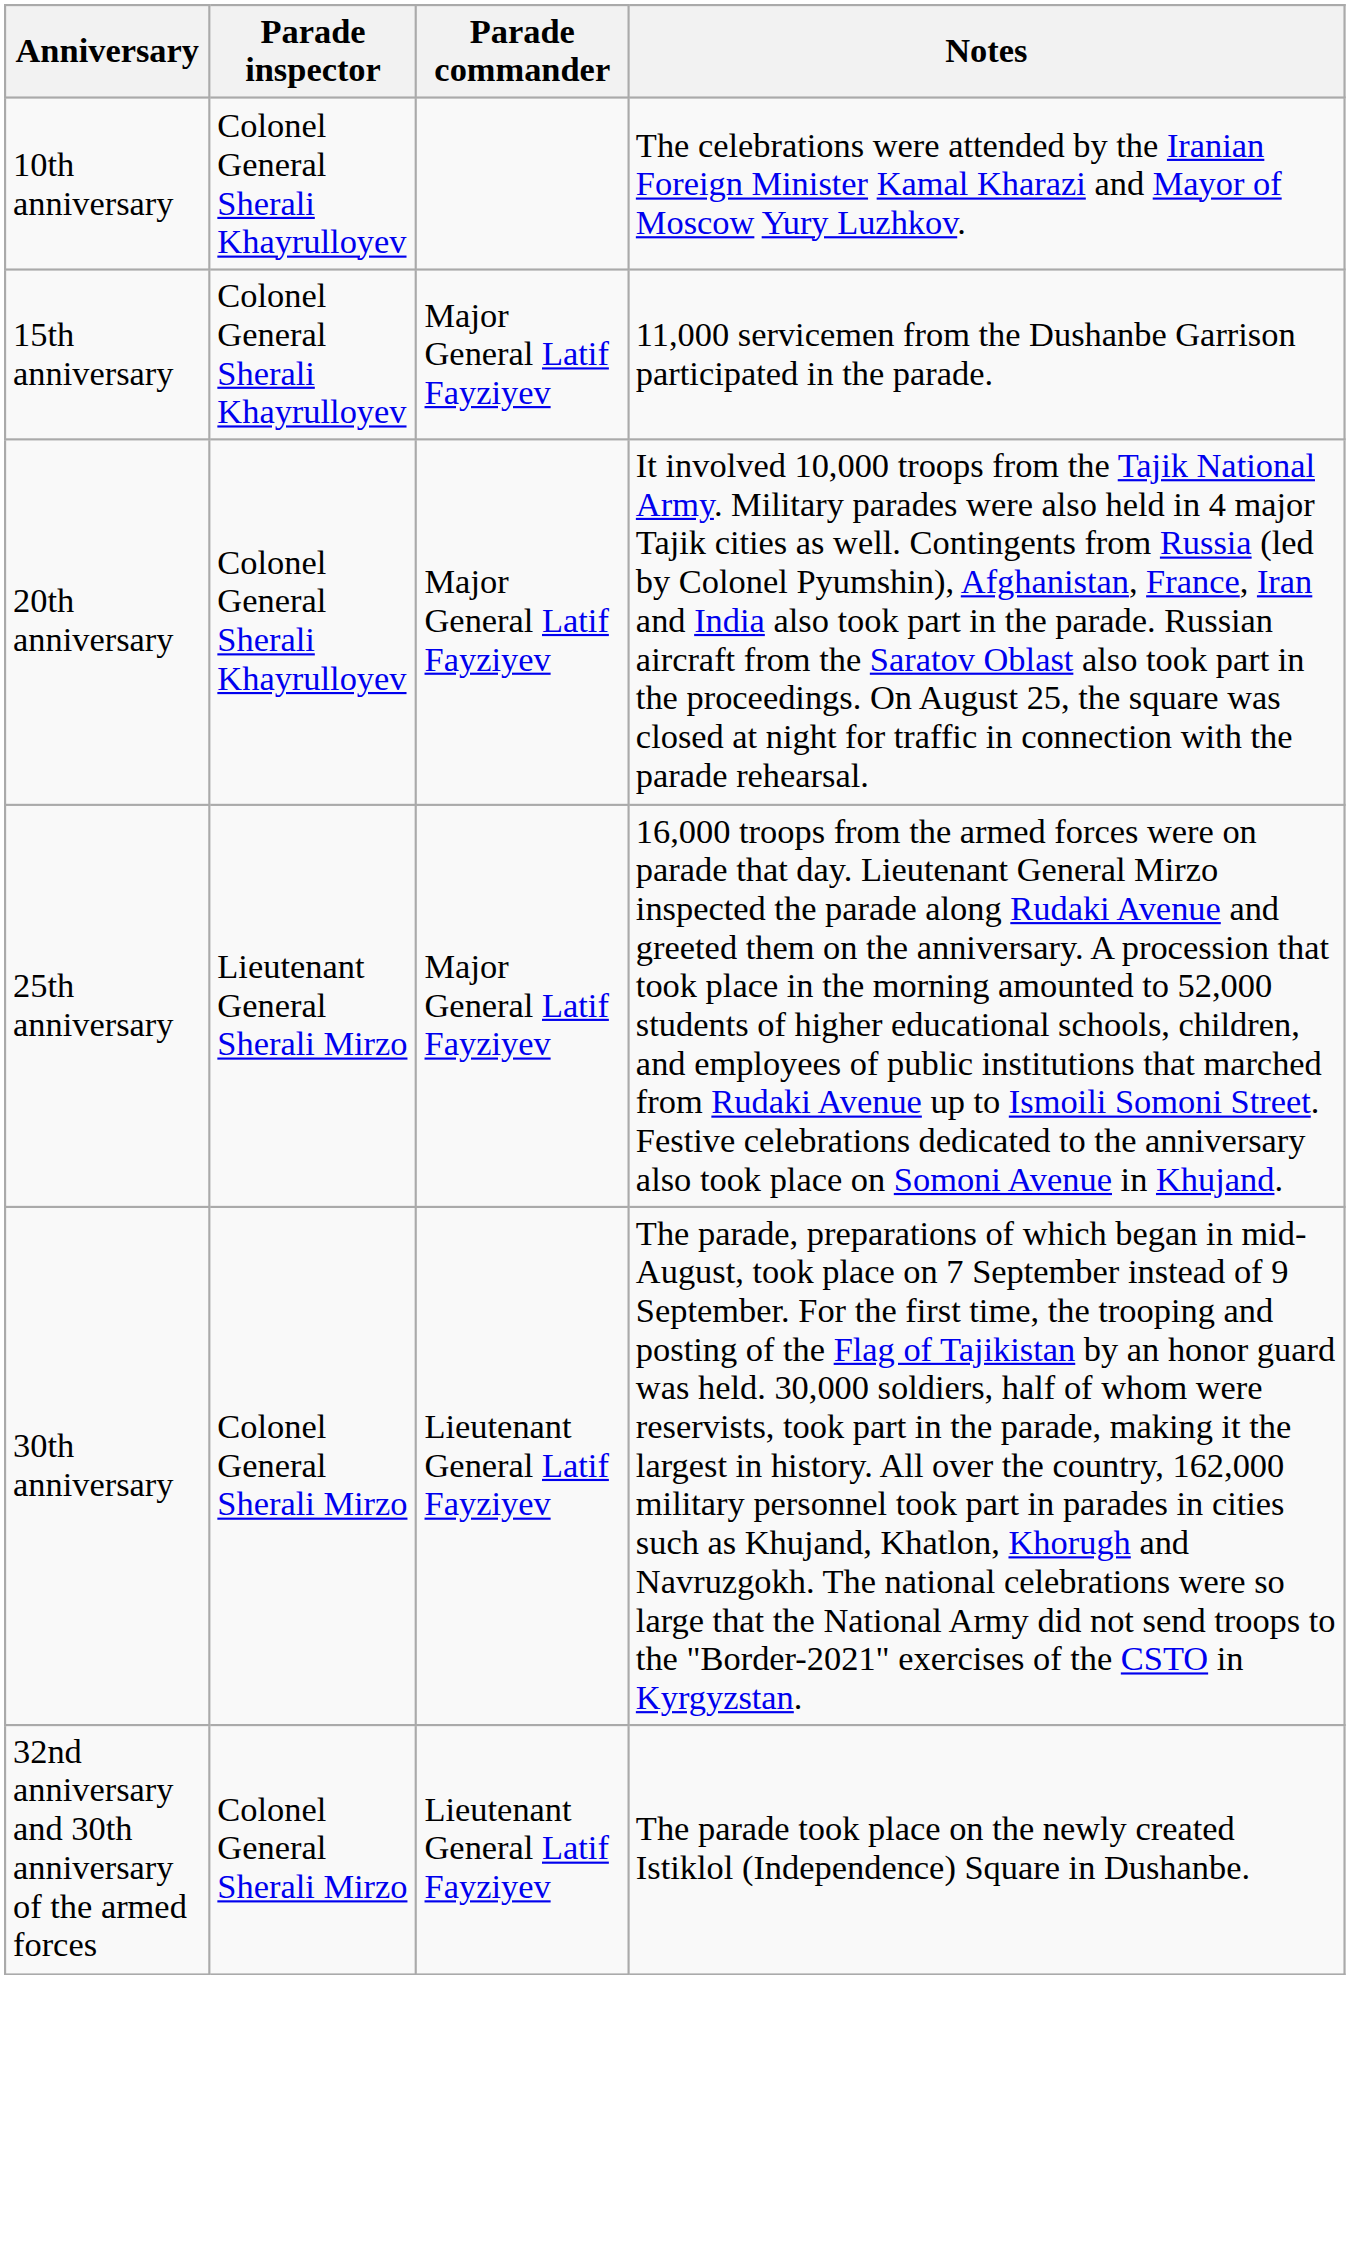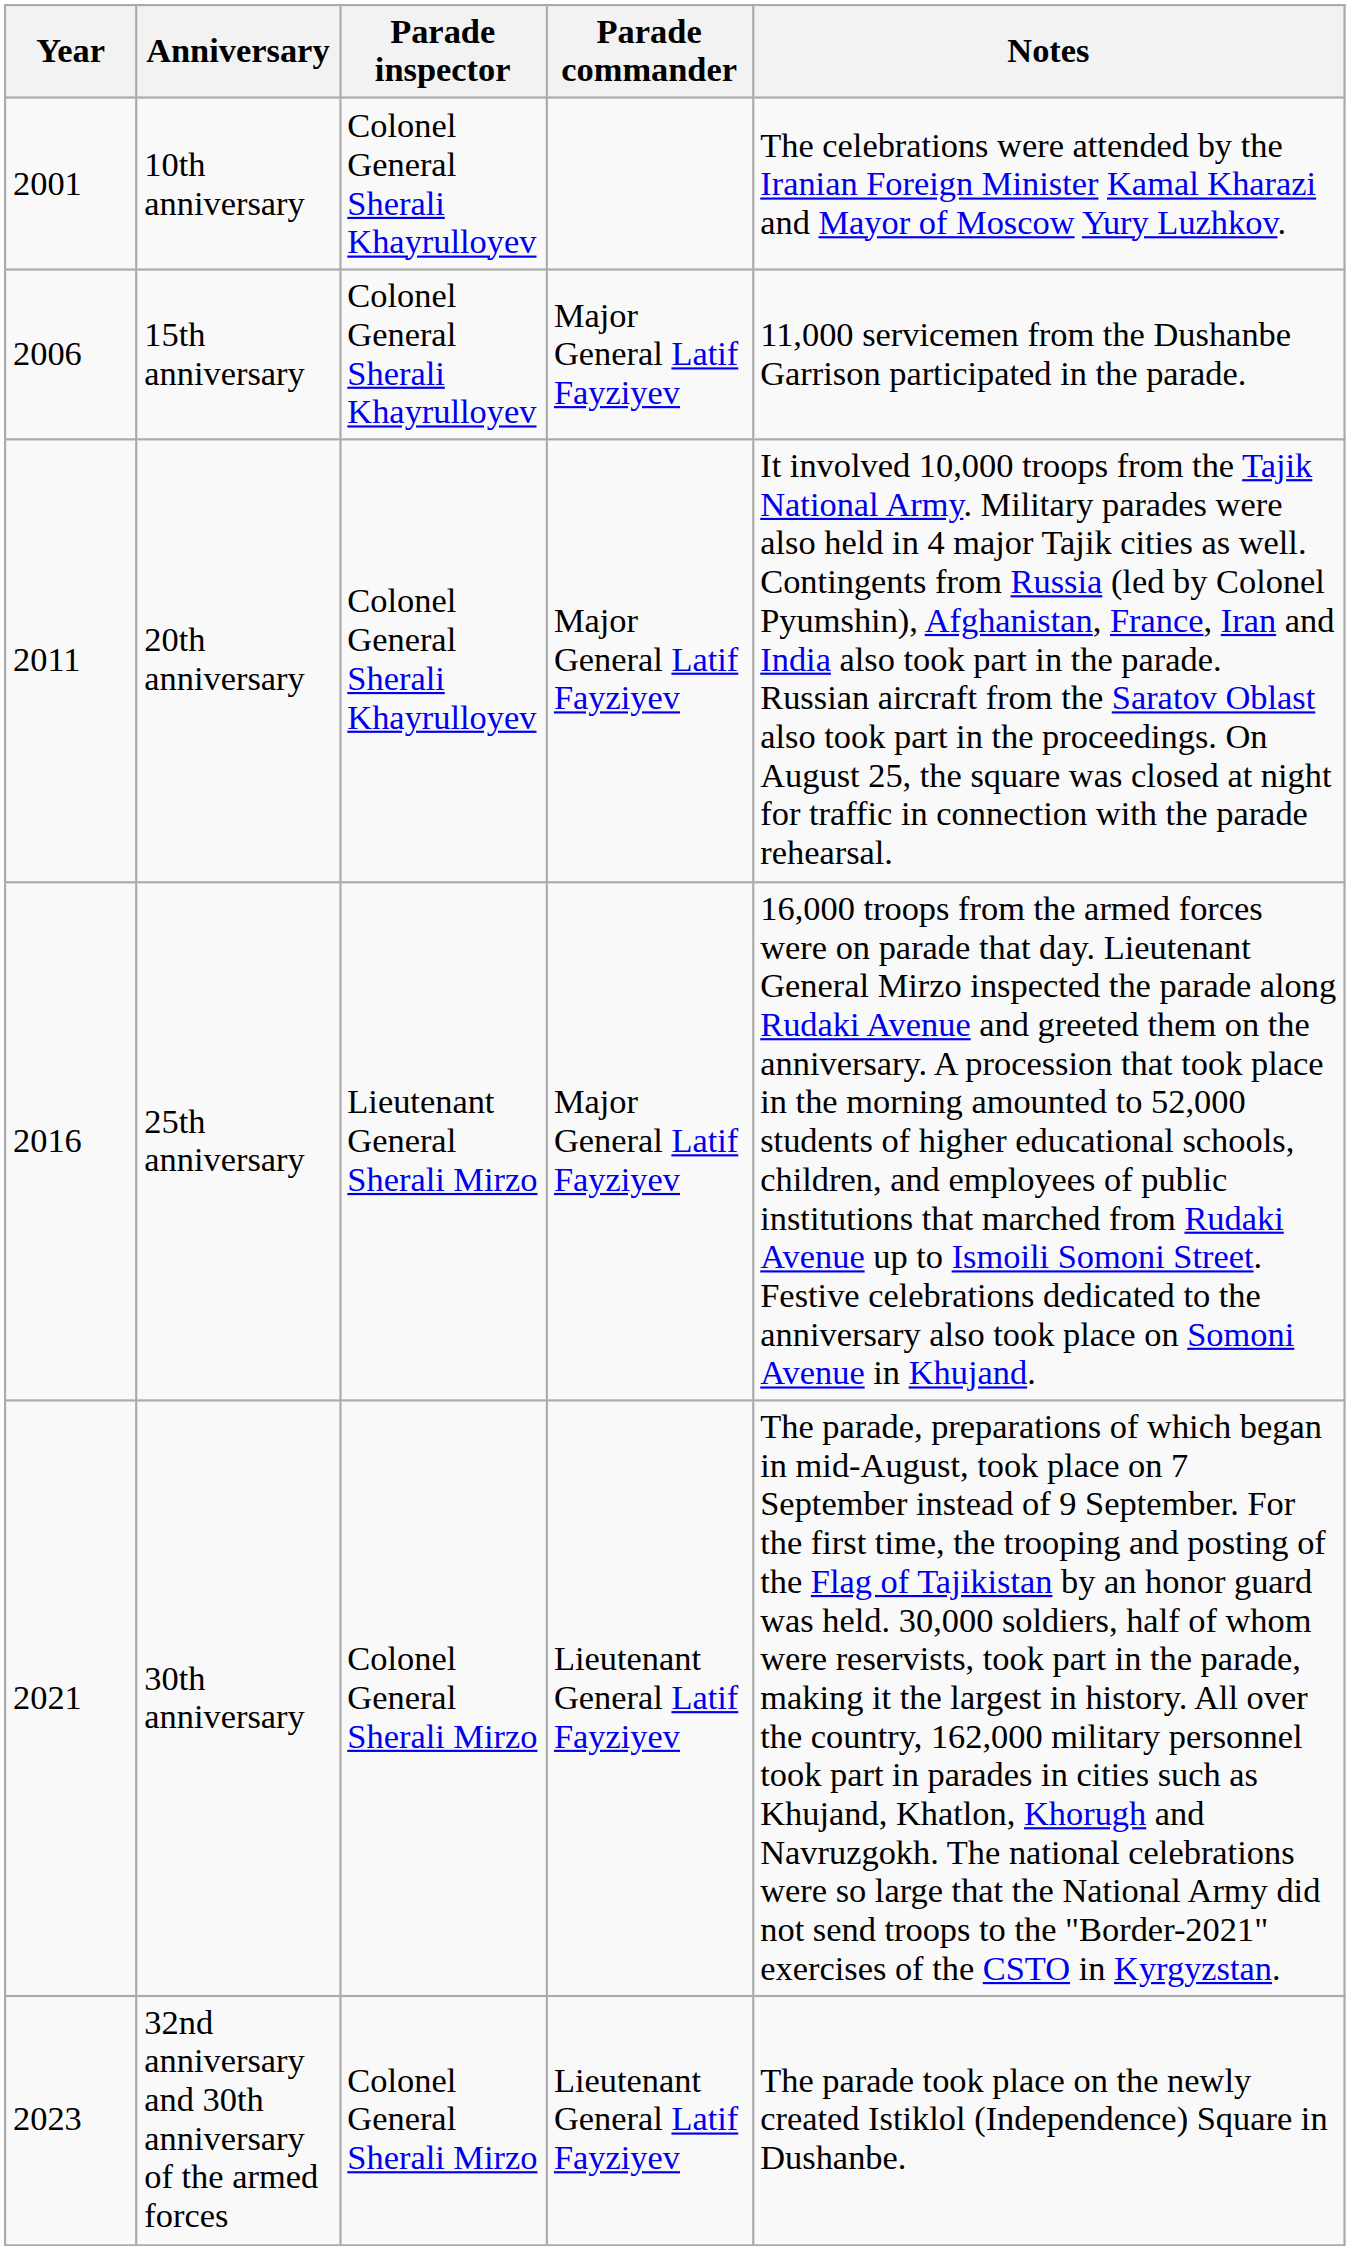+ column: (71, 51)
